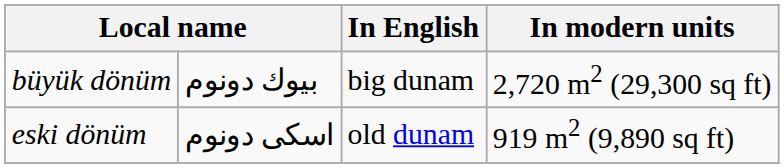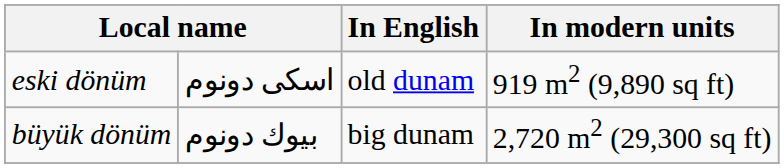rows swapped: (79, 134) <-> (92, 79)
